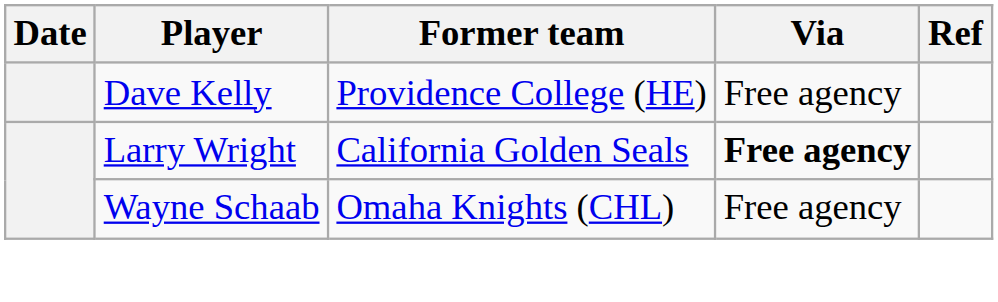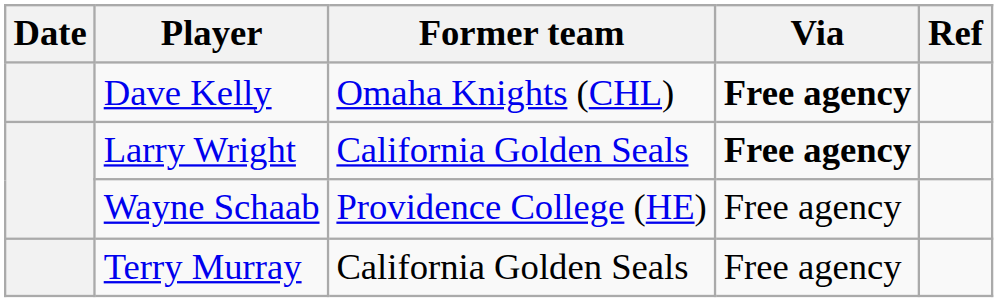(522, 91) Providence College (HE) -> (505, 91) Omaha Knights (CHL)
(813, 91) normal -> (817, 91) bold
(505, 207) Omaha Knights (CHL) -> (522, 207) Providence College (HE)
+ row: (203, 265)
